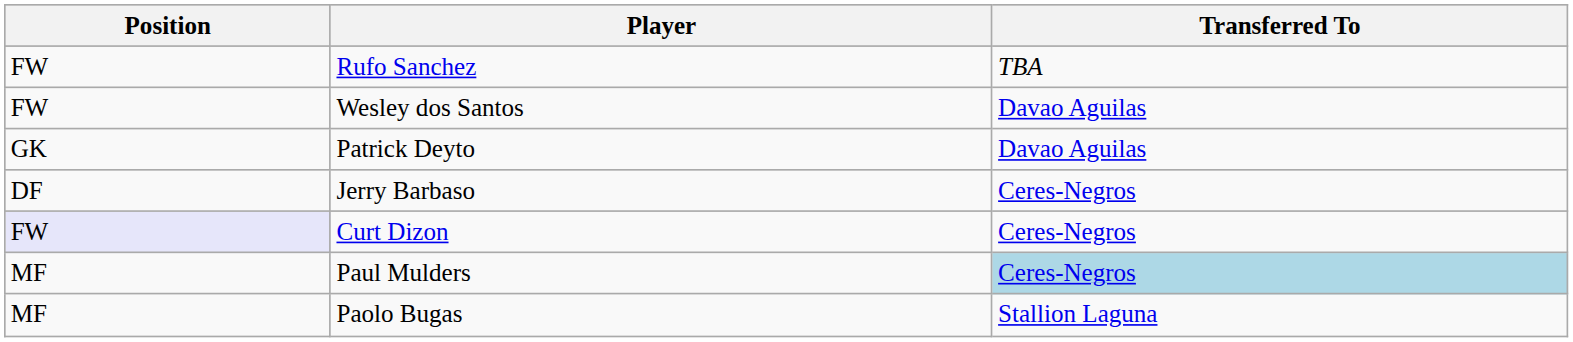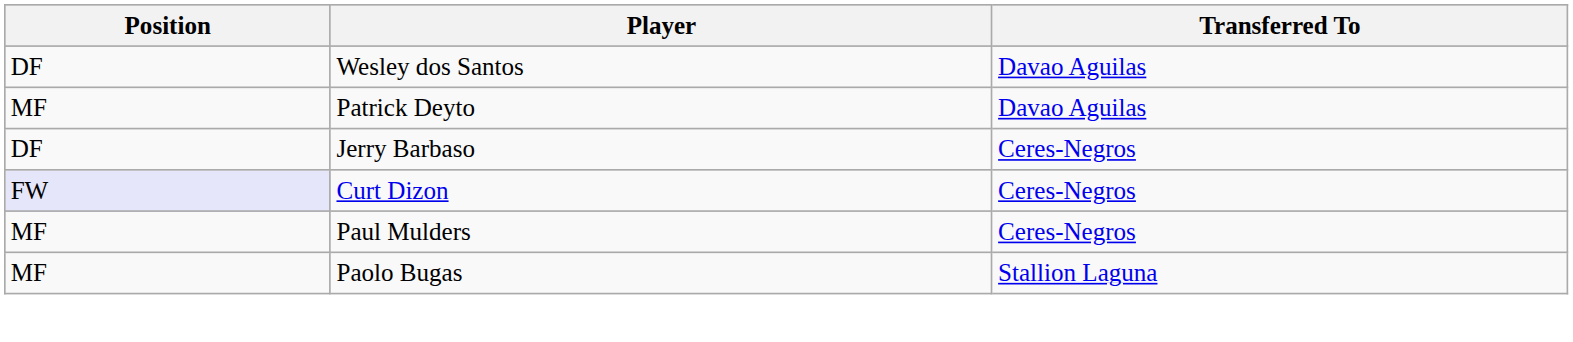- row: (406, 66)
(29, 108) FW -> (27, 66) DF
(29, 149) GK -> (29, 108) MF
(1067, 273) lightblue background -> (1067, 232) no background
